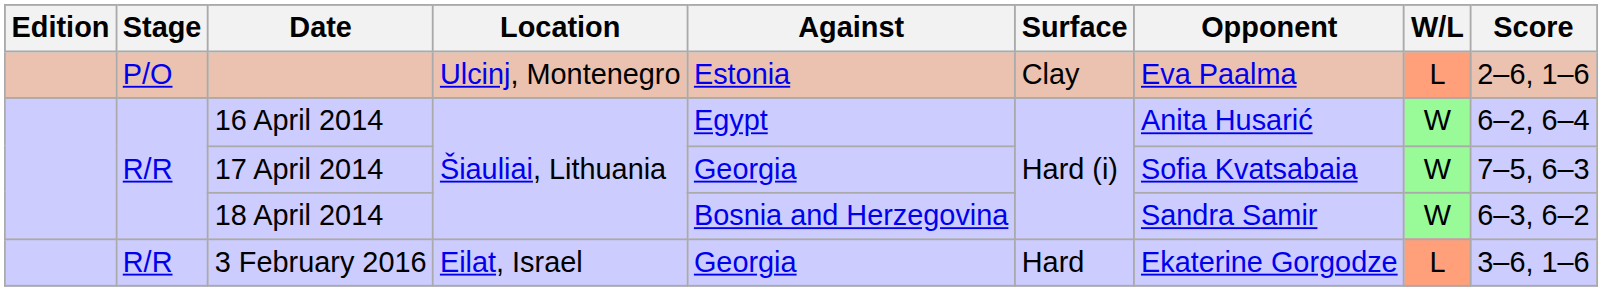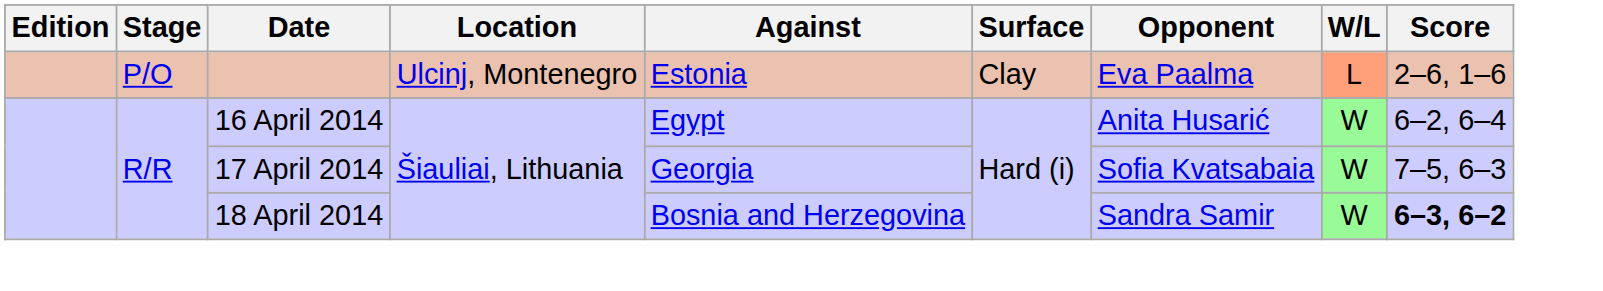(1533, 214) normal -> (1450, 214) bold
- row: (321, 261)
